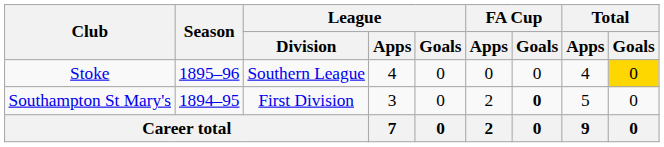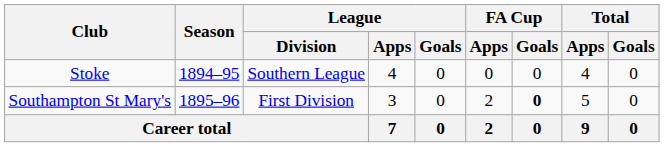(209, 73) 1895–96 -> (209, 73) 1894–95
(634, 73) gold background -> (634, 73) no background
(209, 100) 1894–95 -> (209, 100) 1895–96
